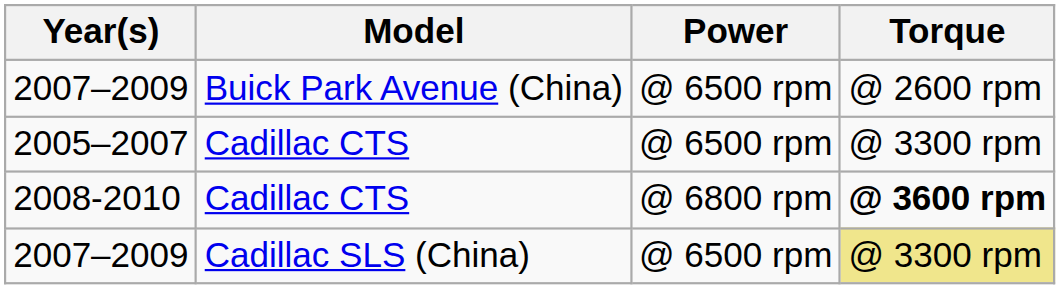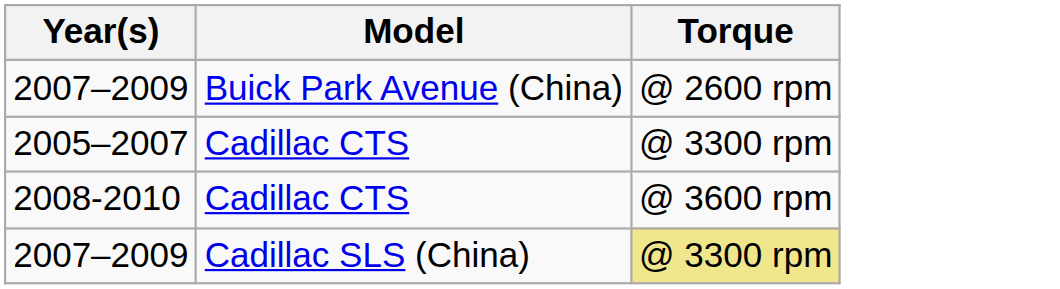- column: (736, 32)
(947, 198) bold -> (736, 198) normal
